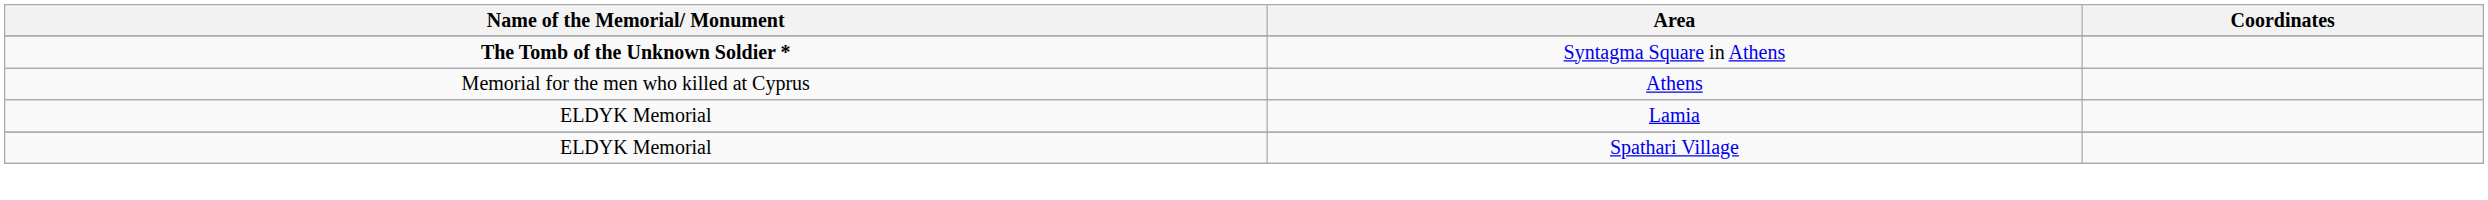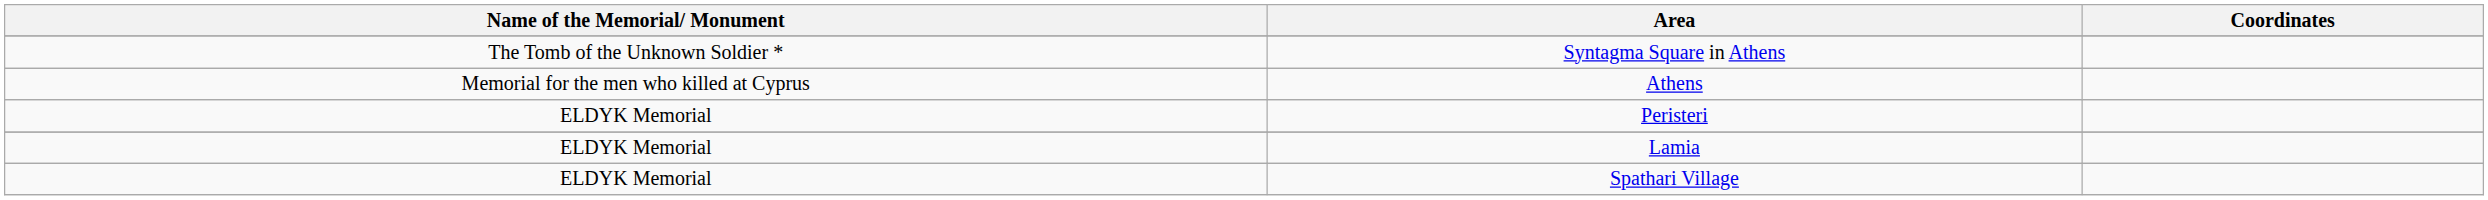(636, 52) bold -> (636, 52) normal
+ row: (1674, 115)
